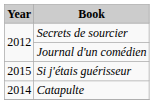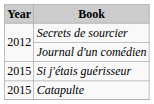(19, 90) 2014 -> (19, 90) 2015
